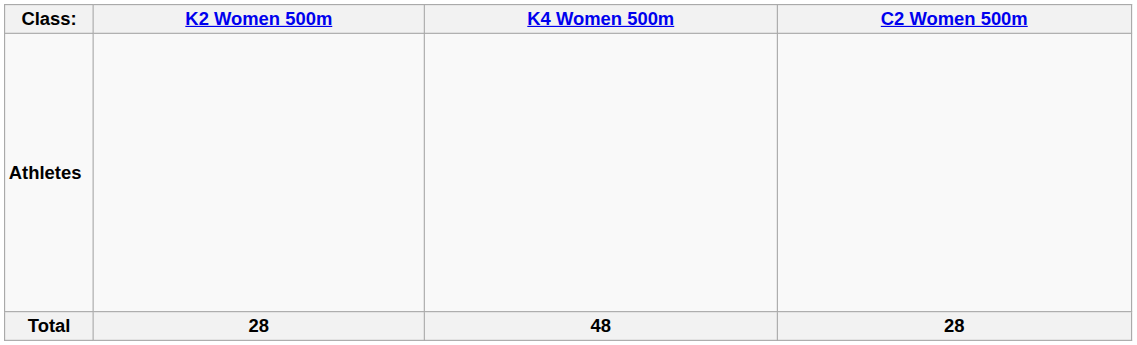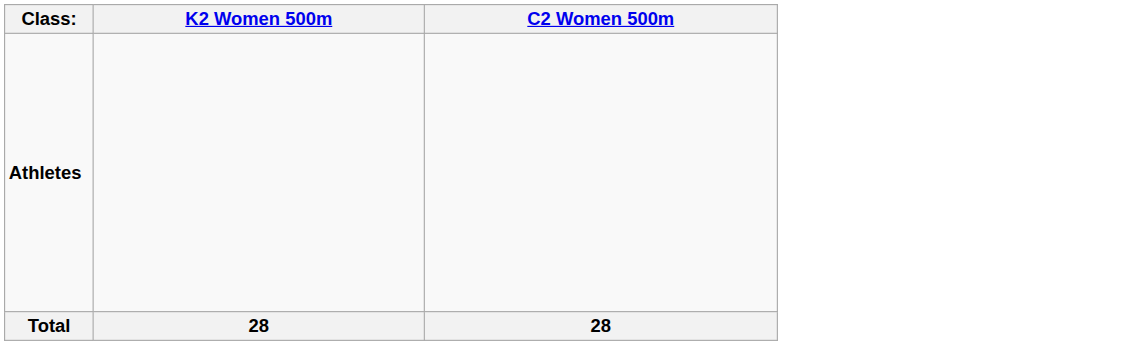- column: (601, 19)
